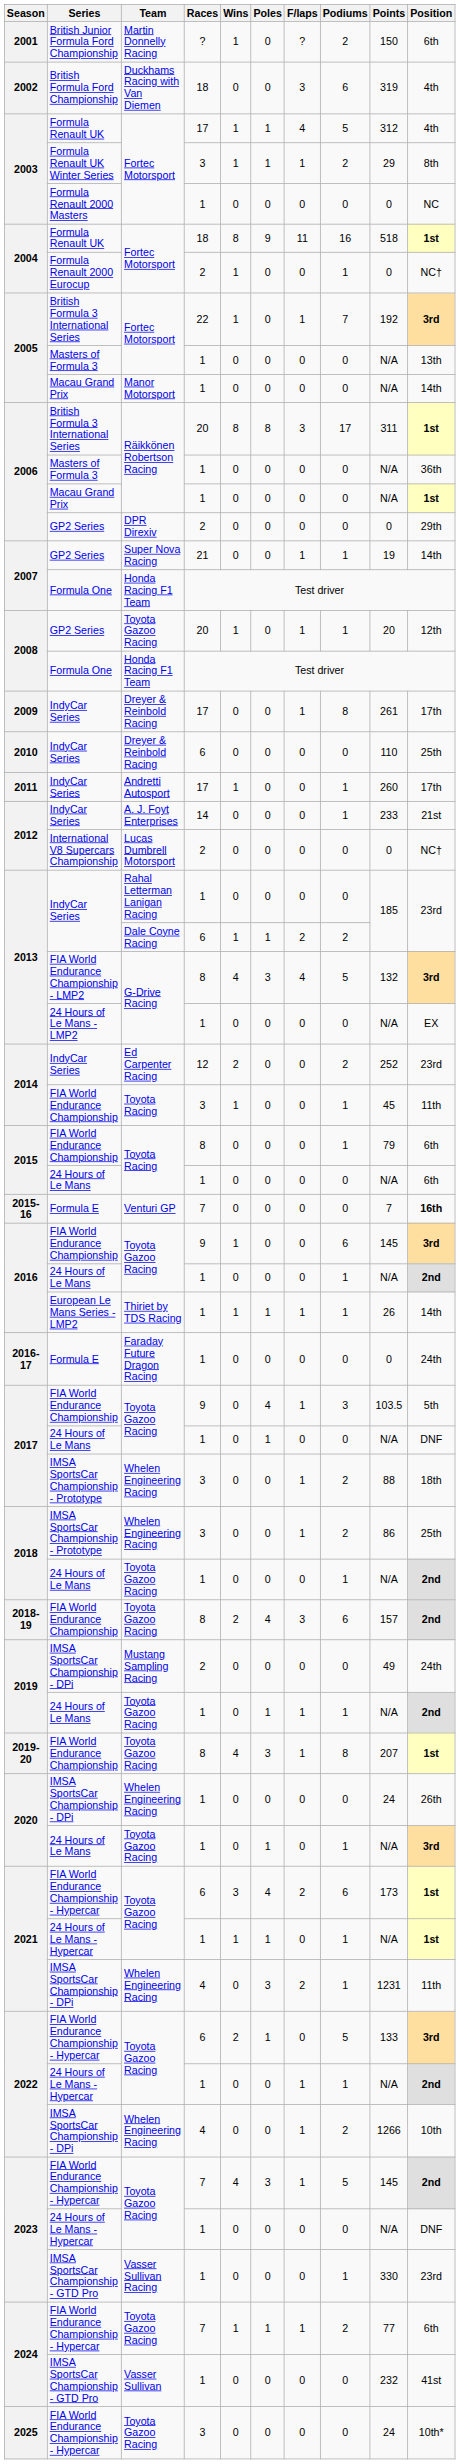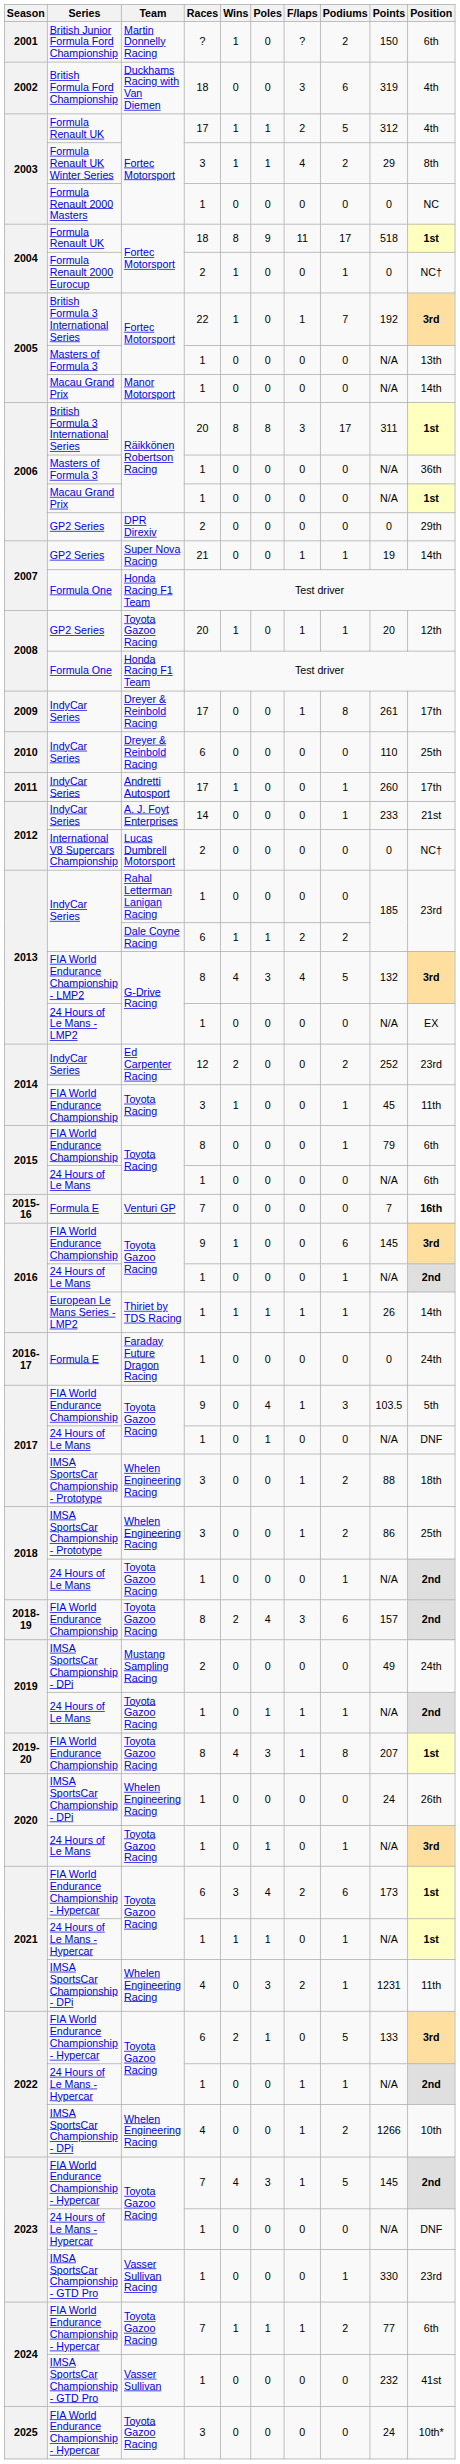(302, 129) 4 -> (302, 129) 2
(302, 163) 1 -> (302, 163) 4
(345, 239) 16 -> (345, 239) 17
